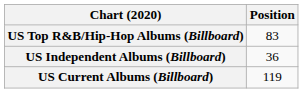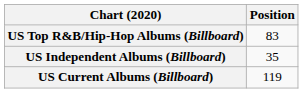(272, 56) 36 -> (272, 56) 35
